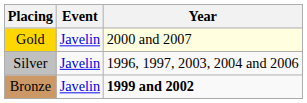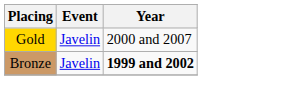(149, 40) lightyellow background -> (149, 40) no background
- row: (30, 63)
